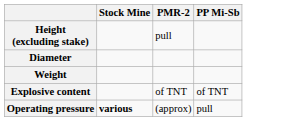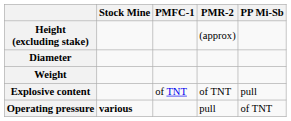+ column: (175, 12)
(163, 35) pull -> (217, 35) (approx)
(212, 91) of TNT -> (249, 91) pull
(173, 108) (approx) -> (208, 108) pull
(205, 108) pull -> (256, 108) of TNT
